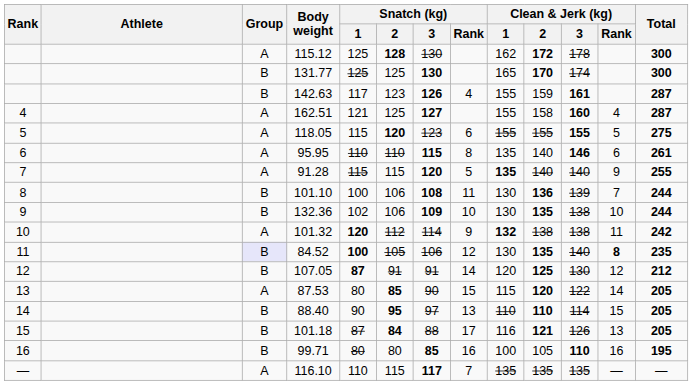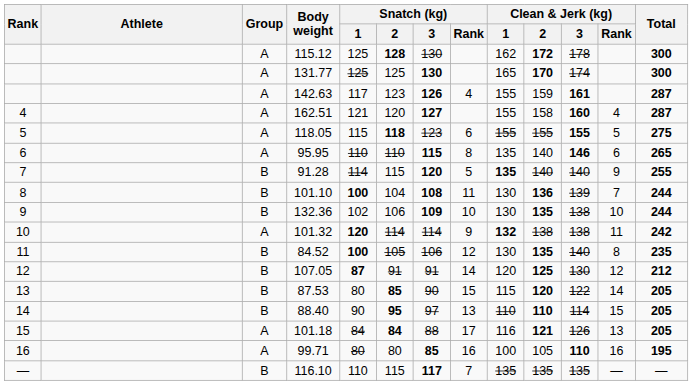(264, 73) B -> (264, 73) A
(264, 93) B -> (264, 93) A
(395, 113) 125 -> (395, 113) 120
(395, 133) 120 -> (395, 133) 118
(661, 152) 261 -> (661, 152) 265
(264, 172) A -> (264, 172) B
(358, 172) 115 -> (358, 172) 114
(358, 192) normal -> (358, 192) bold
(395, 192) 106 -> (395, 192) 104
(395, 232) 112 -> (395, 232) 114
(264, 251) lavender background -> (264, 251) no background
(617, 251) bold -> (617, 251) normal
(264, 291) A -> (264, 291) B
(264, 331) B -> (264, 331) A
(358, 331) 87 -> (358, 331) 84
(264, 350) B -> (264, 350) A
(264, 370) A -> (264, 370) B
